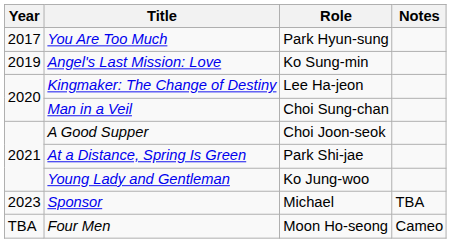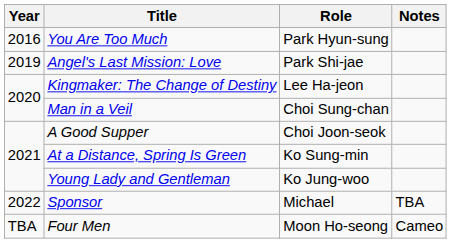(24, 39) 2017 -> (24, 39) 2016
(326, 62) Ko Sung-min -> (323, 62) Park Shi-jae
(323, 156) Park Shi-jae -> (326, 156) Ko Sung-min
(24, 202) 2023 -> (24, 202) 2022
